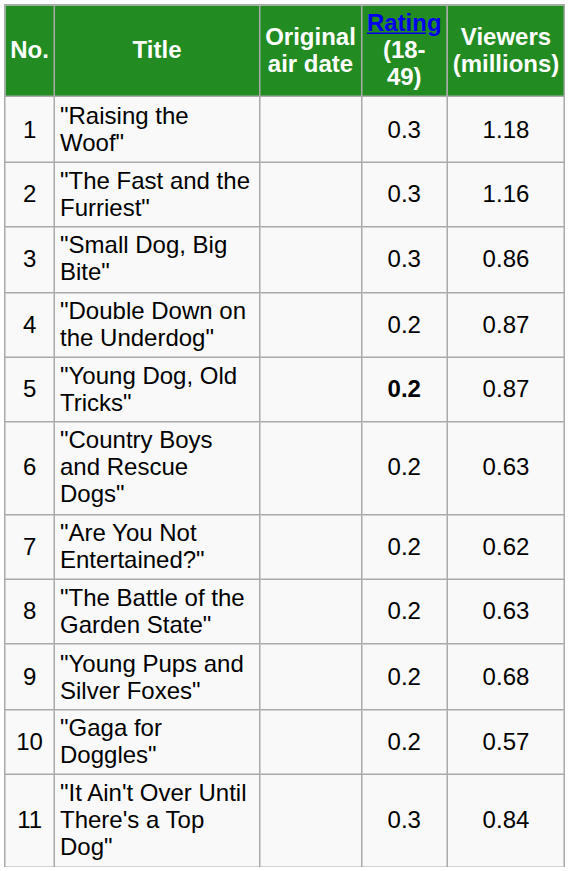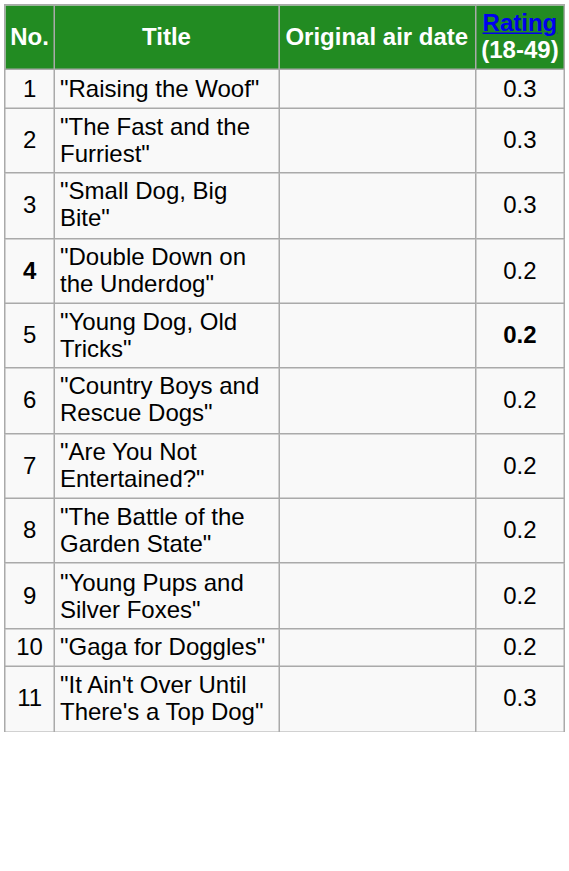- column: (506, 50)
(30, 324) normal -> (30, 270) bold
